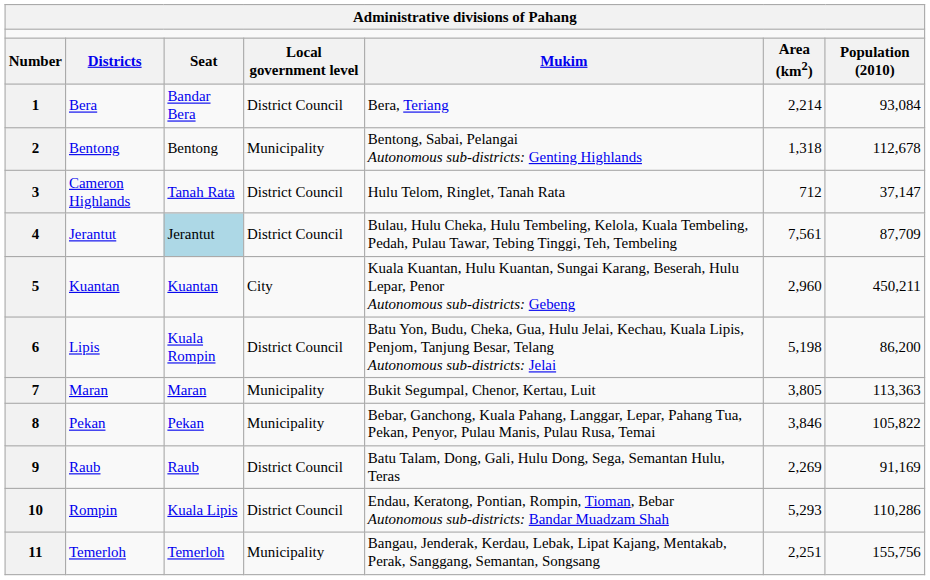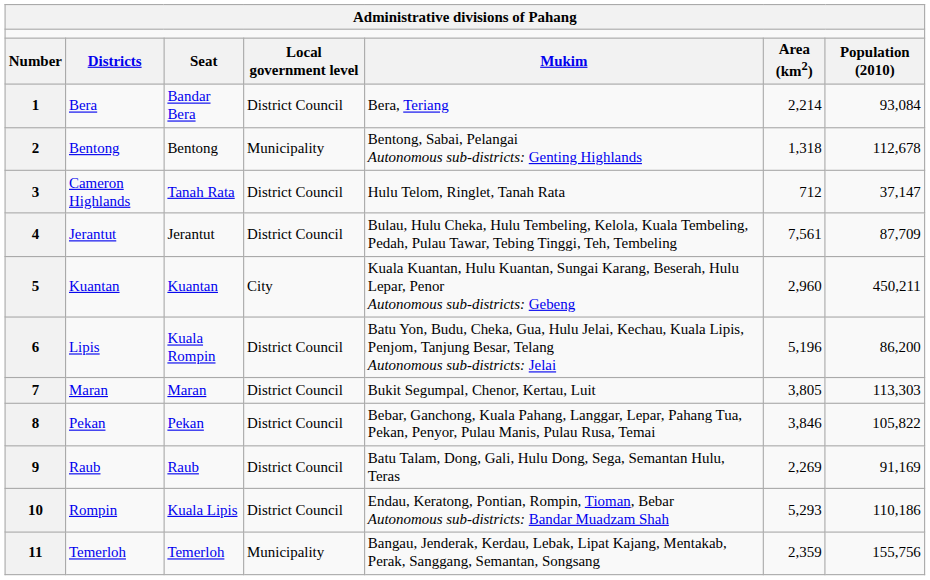(191, 235) lightblue background -> (191, 235) no background
(805, 347) 5,198 -> (805, 347) 5,196
(286, 390) Municipality -> (295, 390) District Council
(897, 390) 113,363 -> (897, 390) 113,303
(286, 424) Municipality -> (295, 424) District Council
(897, 510) 110,286 -> (897, 510) 110,186
(805, 553) 2,251 -> (805, 553) 2,359
